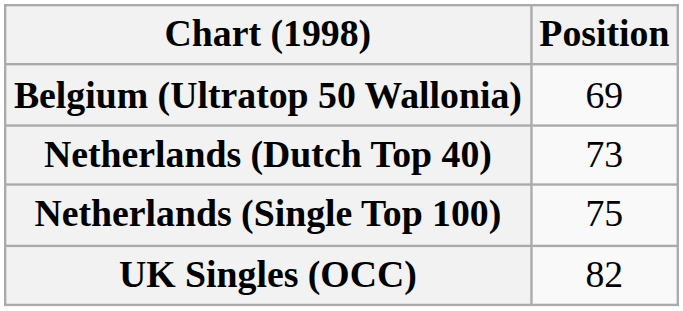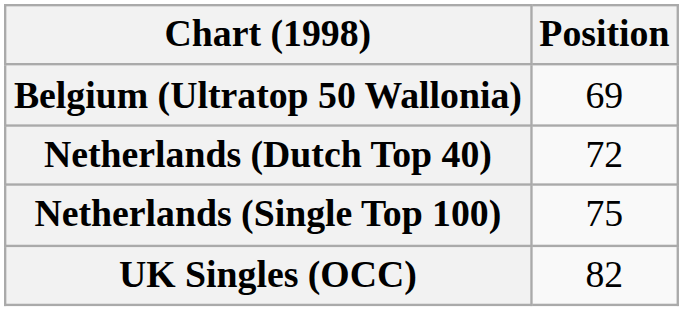(604, 154) 73 -> (604, 154) 72
